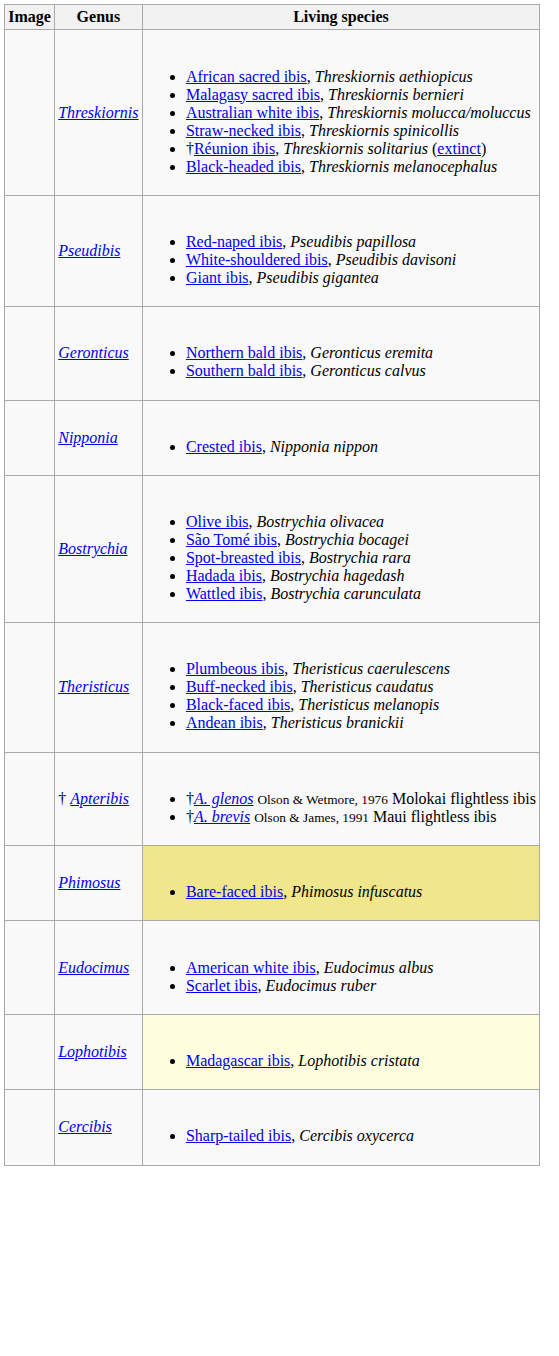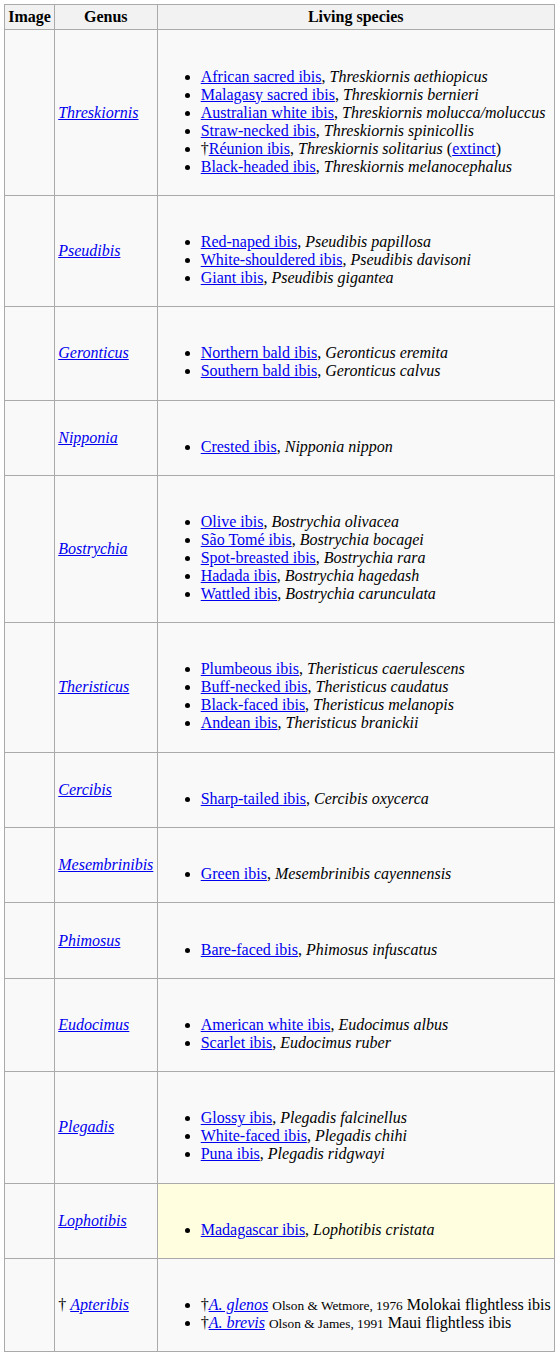rows swapped: (85, 1127) <-> (94, 798)
+ row: (106, 865)
(341, 892) khaki background -> (356, 950) no background
+ row: (86, 1127)
